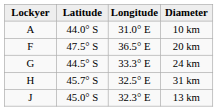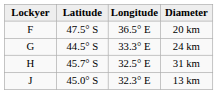- row: (186, 30)
